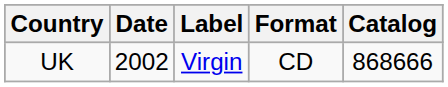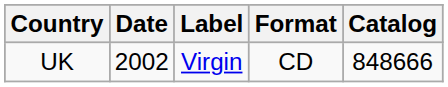(393, 62) 868666 -> (393, 62) 848666
